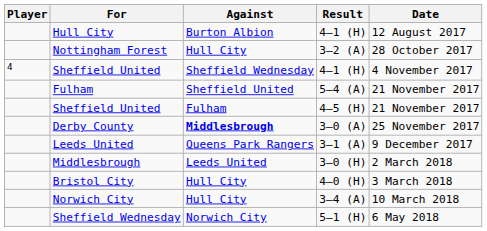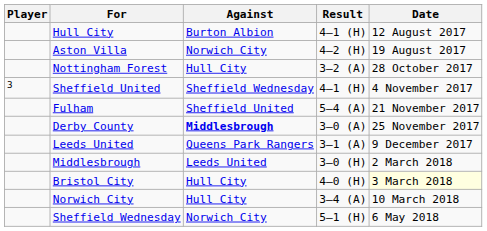+ row: (90, 50)
(10, 67) 4 -> (10, 86) 3
- row: (107, 108)
(412, 180) no background -> (412, 180) lightyellow background
